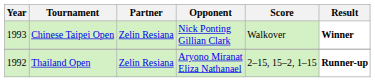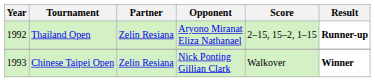rows swapped: (73, 35) <-> (61, 63)
